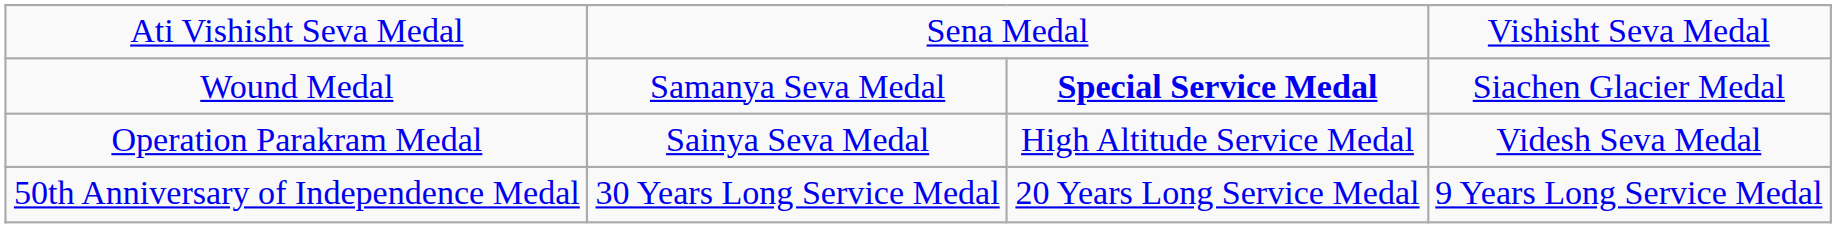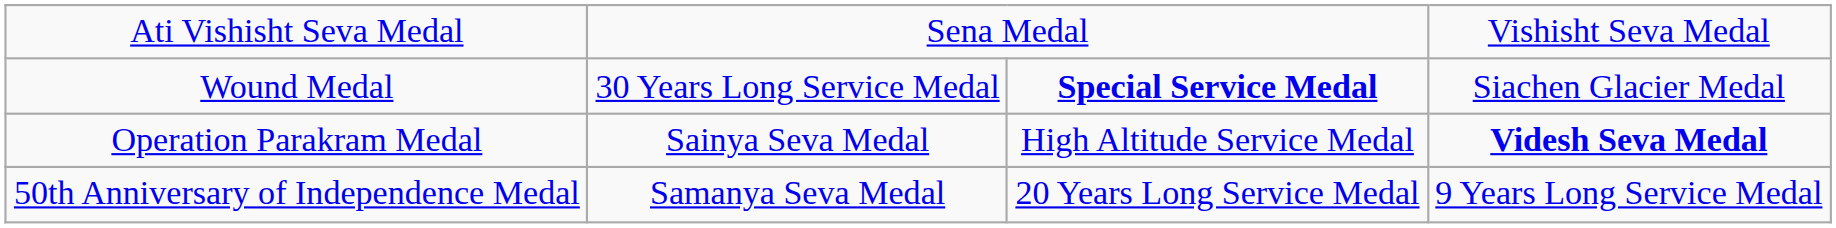(798, 85) Samanya Seva Medal -> (798, 85) 30 Years Long Service Medal
(1629, 139) normal -> (1629, 139) bold
(798, 193) 30 Years Long Service Medal -> (798, 193) Samanya Seva Medal
